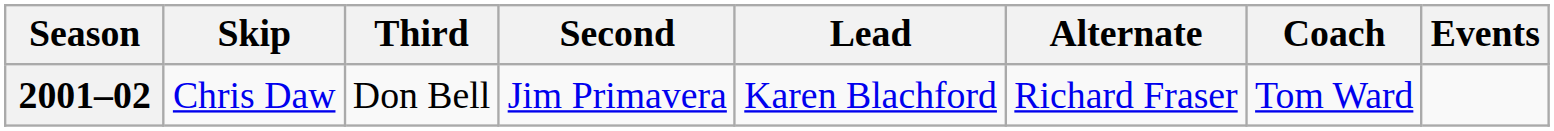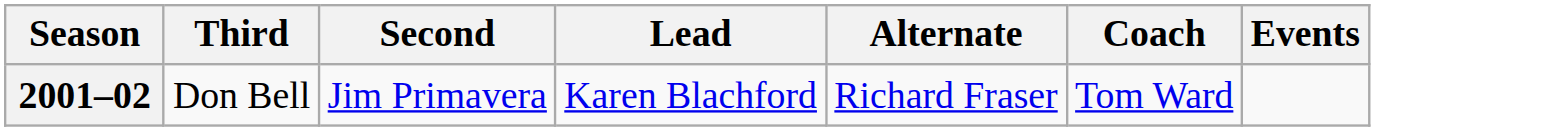- column: (254, 34)
